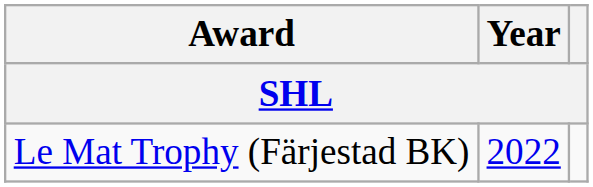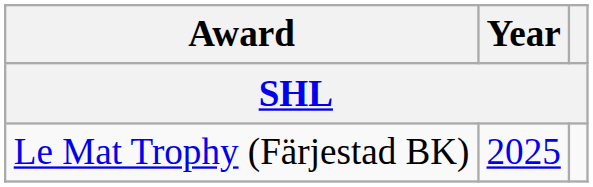(524, 151) 2022 -> (524, 151) 2025
